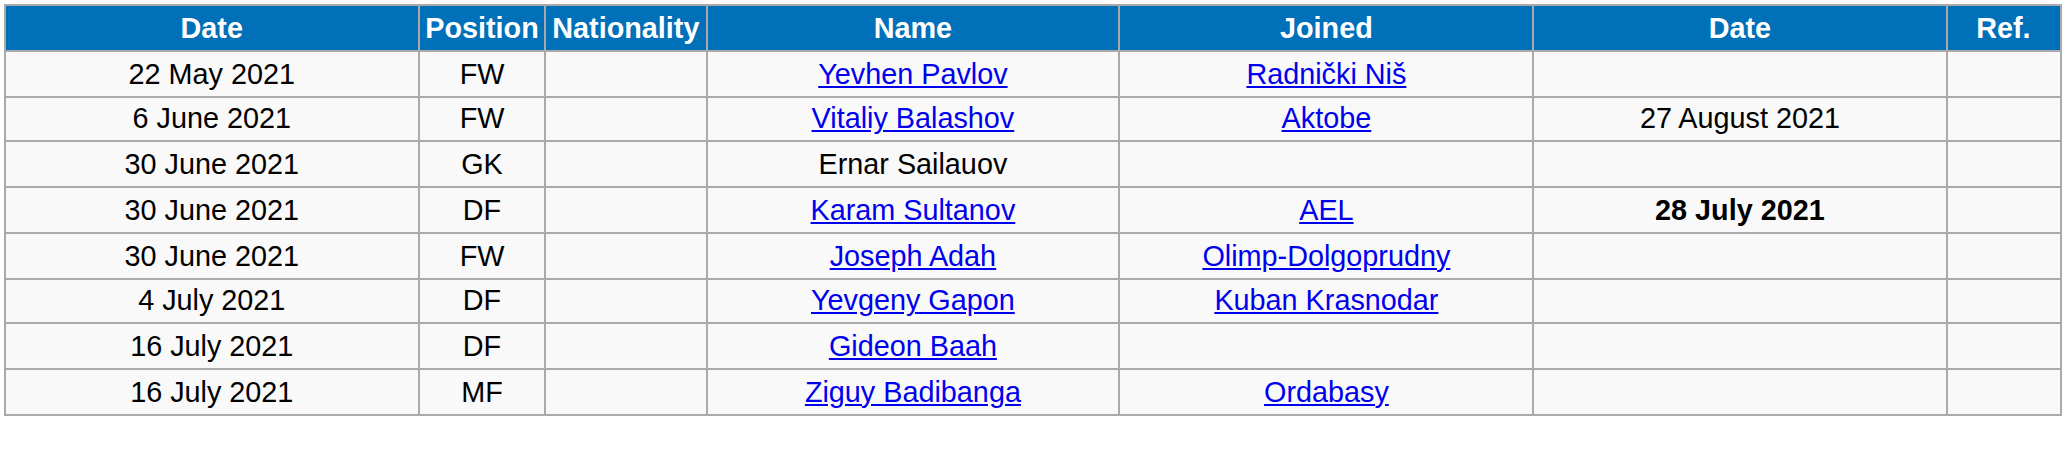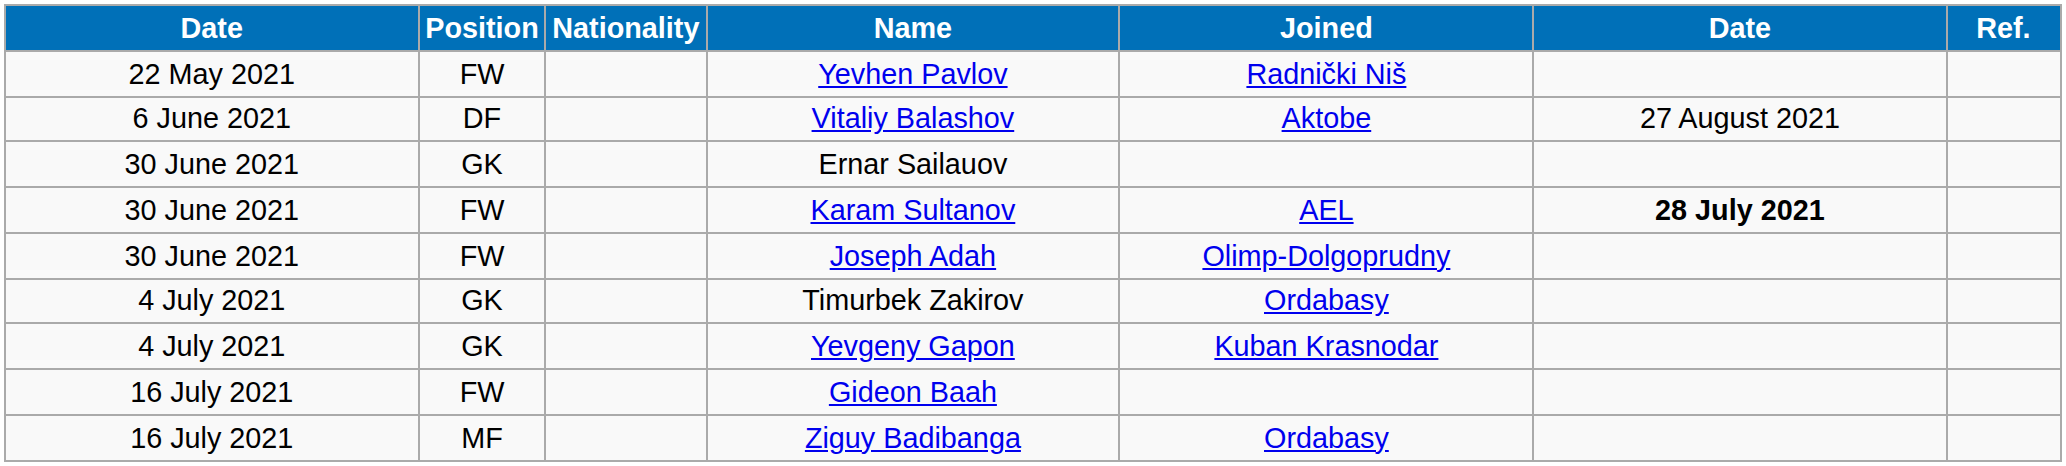(482, 119) FW -> (482, 119) DF
(482, 210) DF -> (482, 210) FW
+ row: (913, 301)
(482, 301) DF -> (482, 347) GK
(482, 347) DF -> (482, 392) FW
